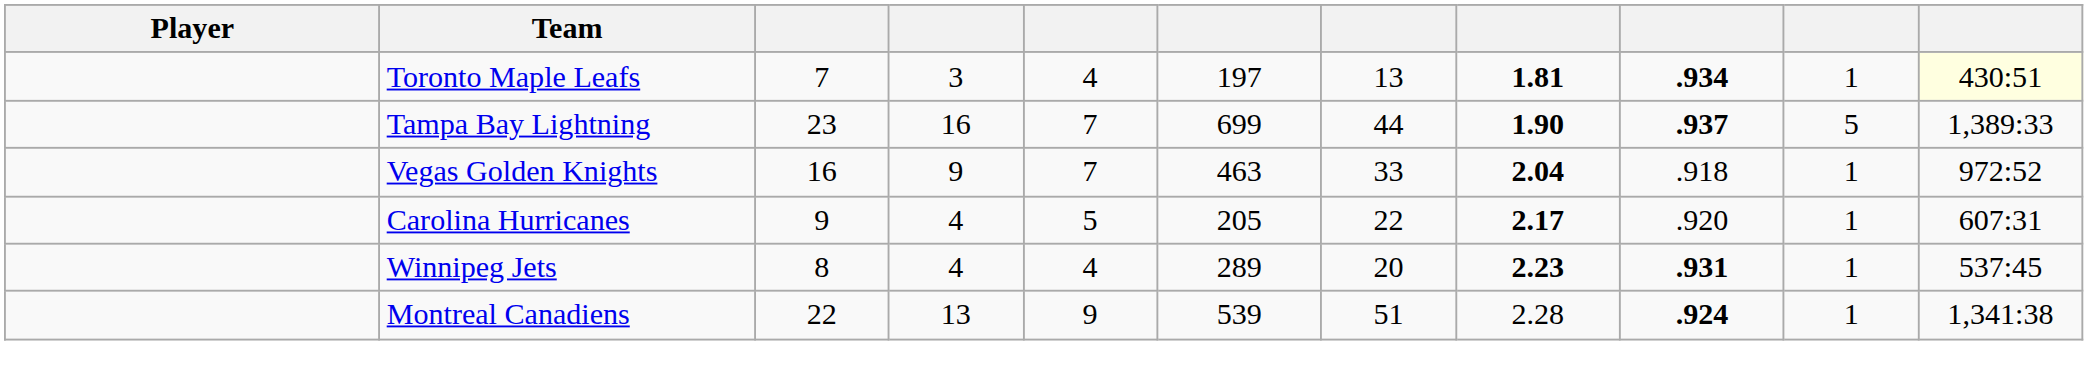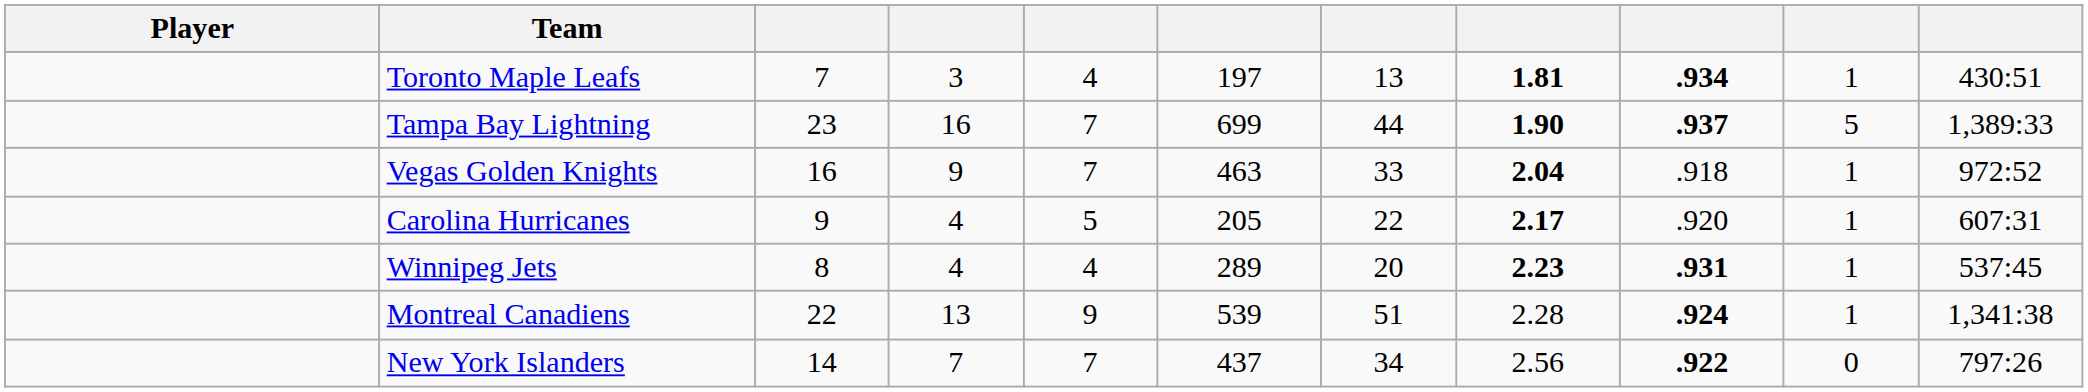(2000, 76) lightyellow background -> (2000, 76) no background
+ row: (506, 362)
